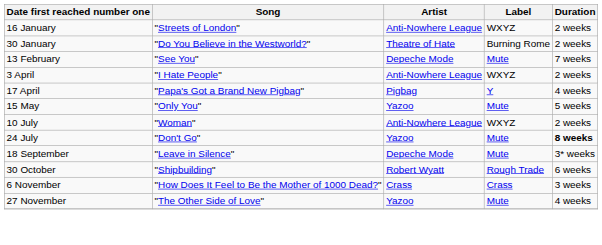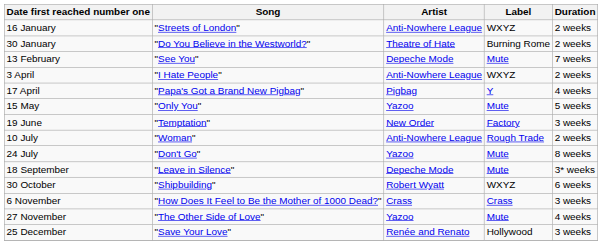+ row: (24, 122)
(501, 122) WXYZ -> (515, 138) Rough Trade
(574, 138) bold -> (573, 153) normal
(515, 169) Rough Trade -> (501, 185) WXYZ
+ row: (36, 232)
